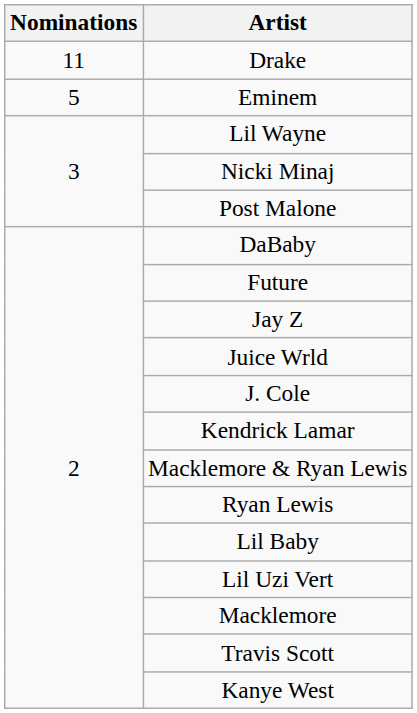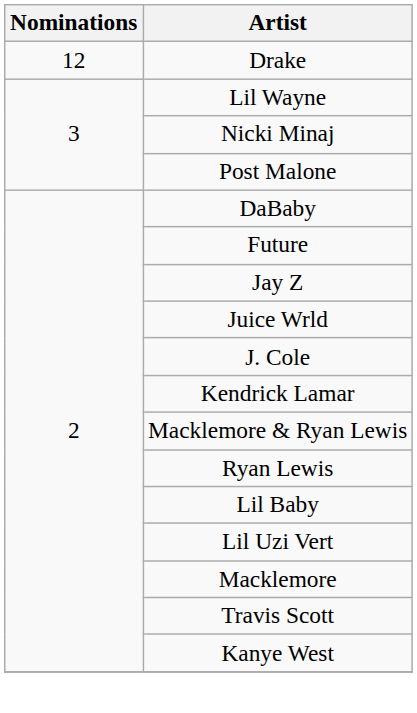(74, 60) 11 -> (74, 60) 12
- row: (278, 97)
